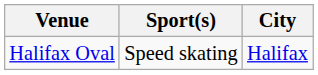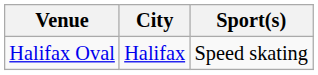columns swapped: (181, 20) <-> (277, 20)
